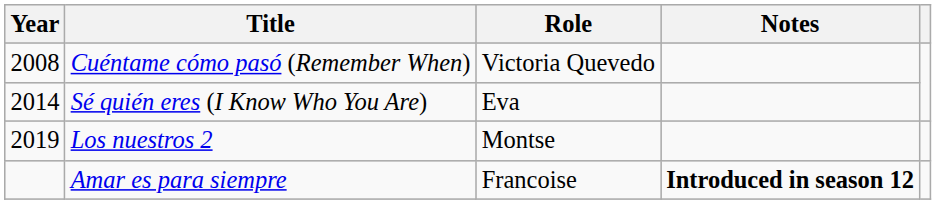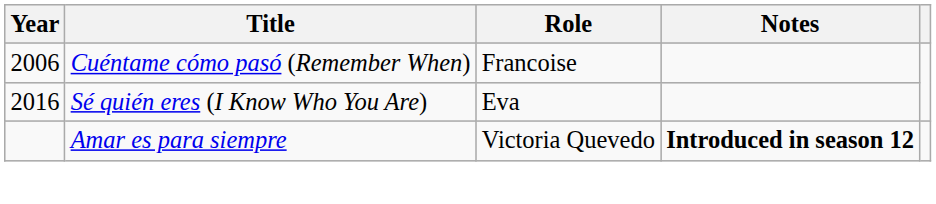(35, 62) 2008 -> (35, 62) 2006
(568, 62) Victoria Quevedo -> (529, 62) Francoise
(35, 101) 2014 -> (35, 101) 2016
- row: (142, 140)
(529, 179) Francoise -> (568, 140) Victoria Quevedo
